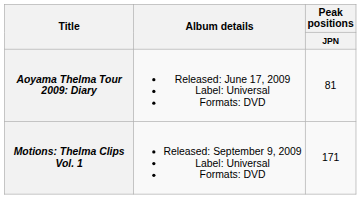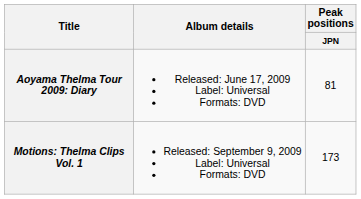(331, 157) 171 -> (331, 157) 173
